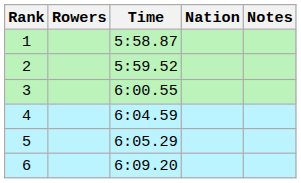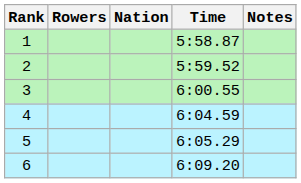columns swapped: (212, 17) <-> (146, 17)
